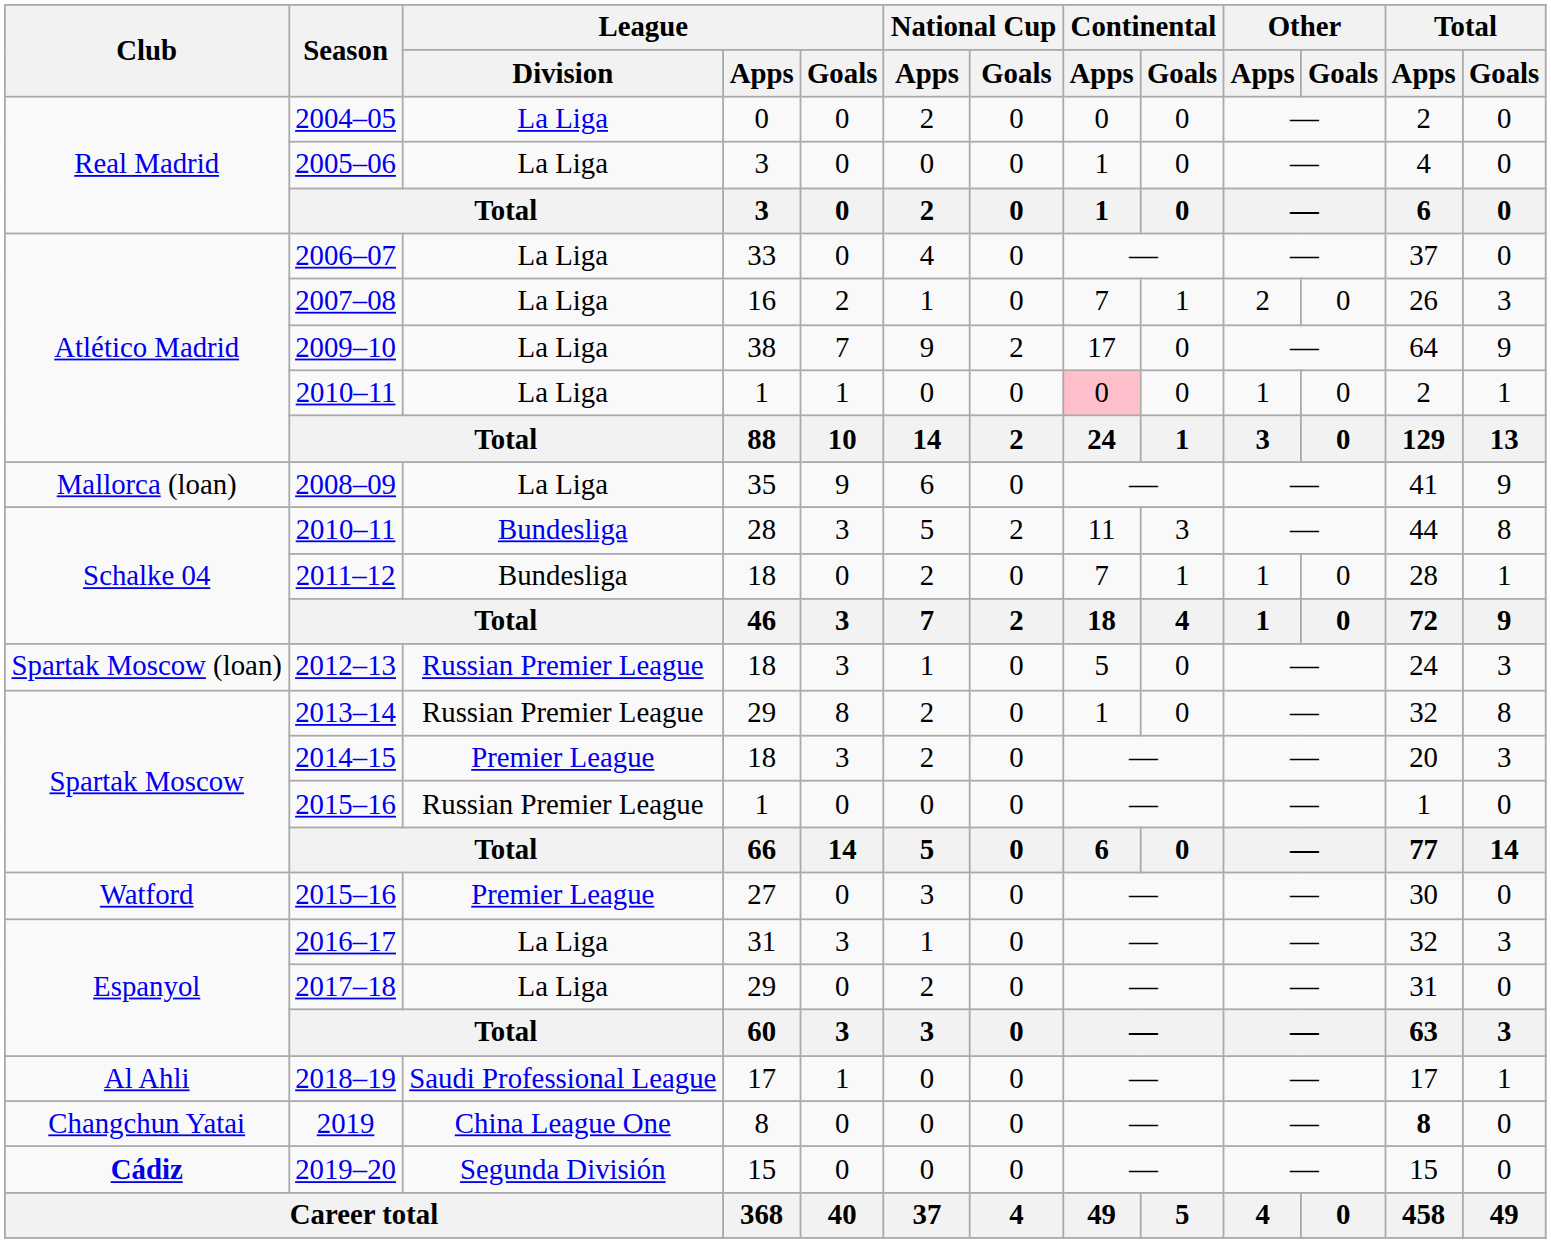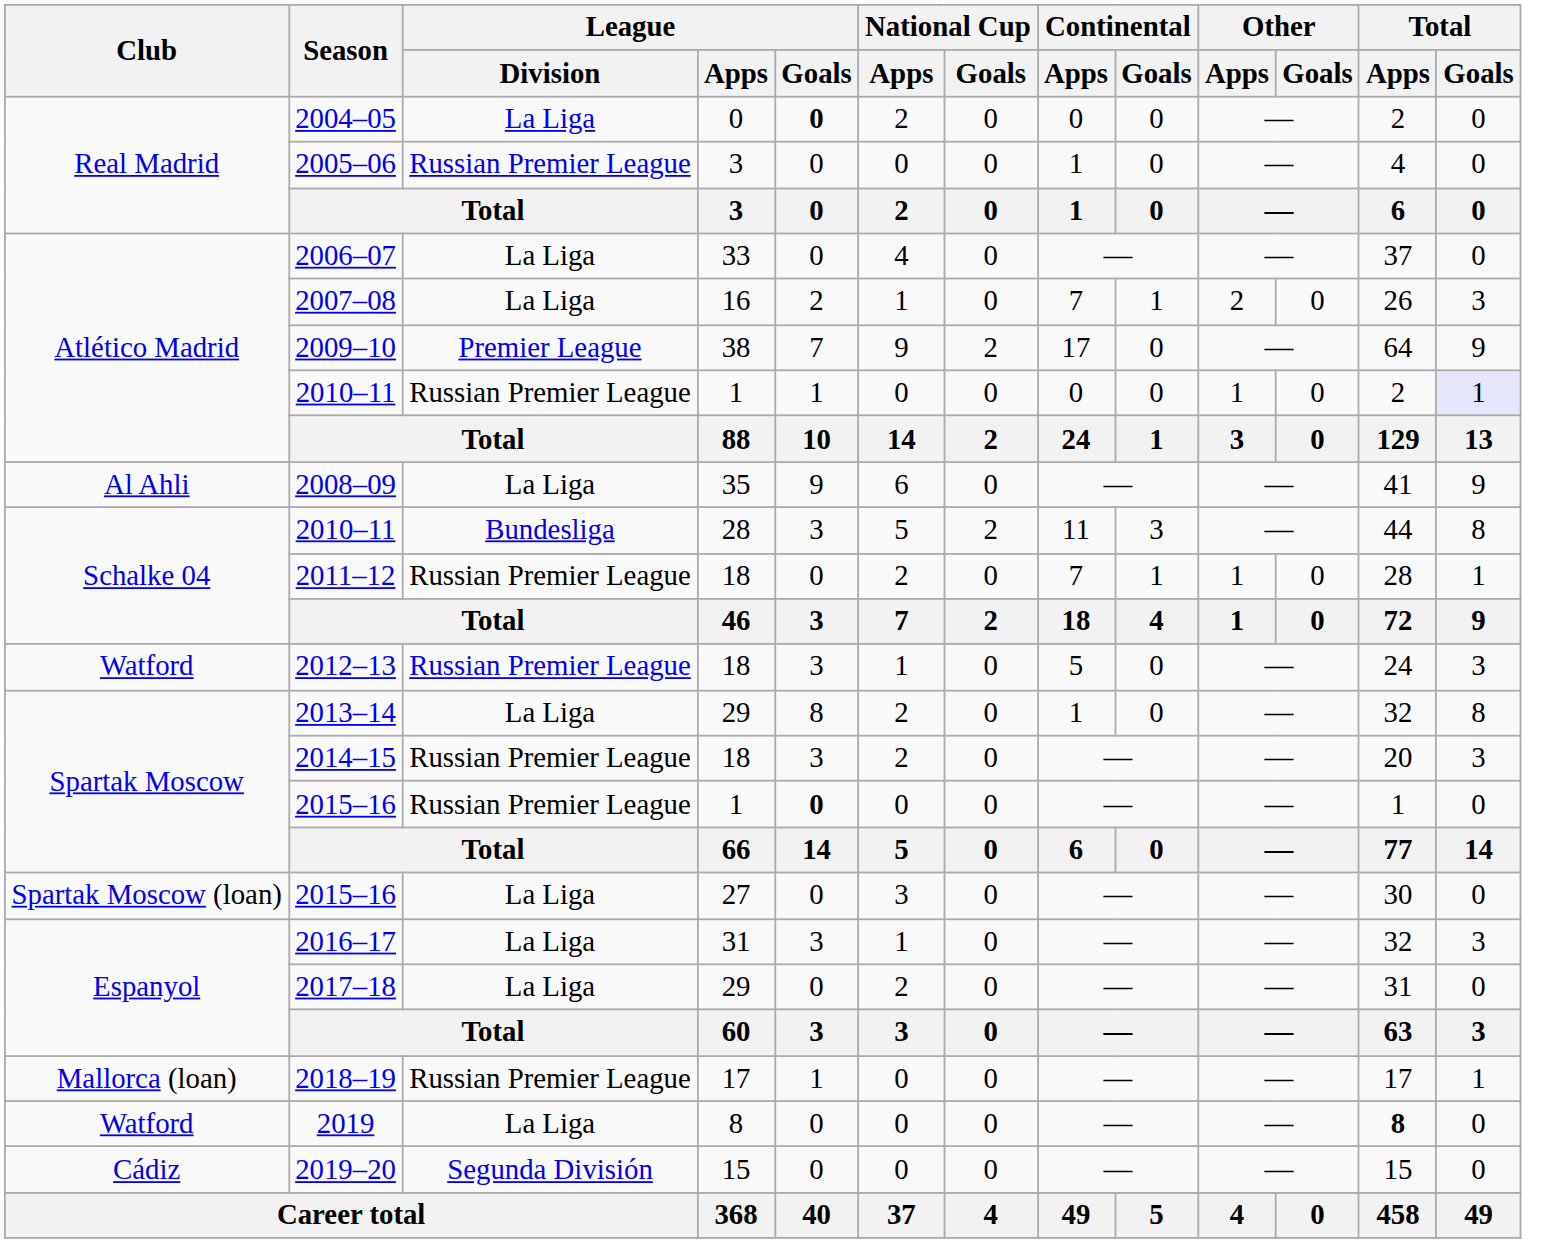(842, 118) normal -> (817, 118) bold
(563, 164) La Liga -> (550, 164) Russian Premier League
(563, 347) La Liga -> (550, 347) Premier League
(563, 392) La Liga -> (550, 392) Russian Premier League
(1102, 392) pink background -> (1076, 392) no background
(1504, 392) no background -> (1479, 392) lavender background
(147, 484) Mallorca (loan) -> (147, 484) Al Ahli
(563, 575) Bundesliga -> (550, 575) Russian Premier League
(147, 666) Spartak Moscow (loan) -> (147, 666) Watford
(563, 712) Russian Premier League -> (550, 712) La Liga
(563, 758) Premier League -> (550, 758) Russian Premier League
(842, 803) normal -> (817, 803) bold
(147, 895) Watford -> (147, 895) Spartak Moscow (loan)
(563, 895) Premier League -> (550, 895) La Liga
(147, 1077) Al Ahli -> (147, 1077) Mallorca (loan)
(563, 1077) Saudi Professional League -> (550, 1077) Russian Premier League
(147, 1123) Changchun Yatai -> (147, 1123) Watford
(563, 1123) China League One -> (550, 1123) La Liga
(147, 1169) bold -> (147, 1169) normal
